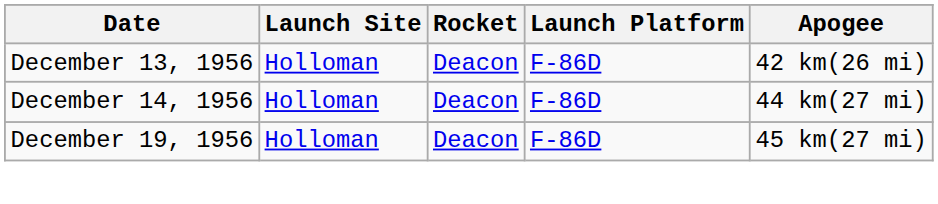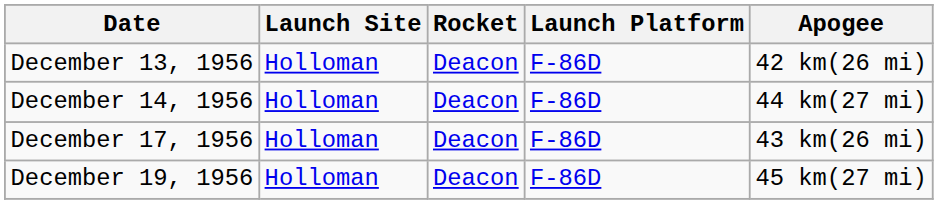+ row: (132, 141)
